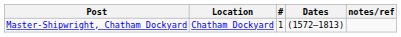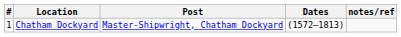columns swapped: (281, 11) <-> (97, 11)
